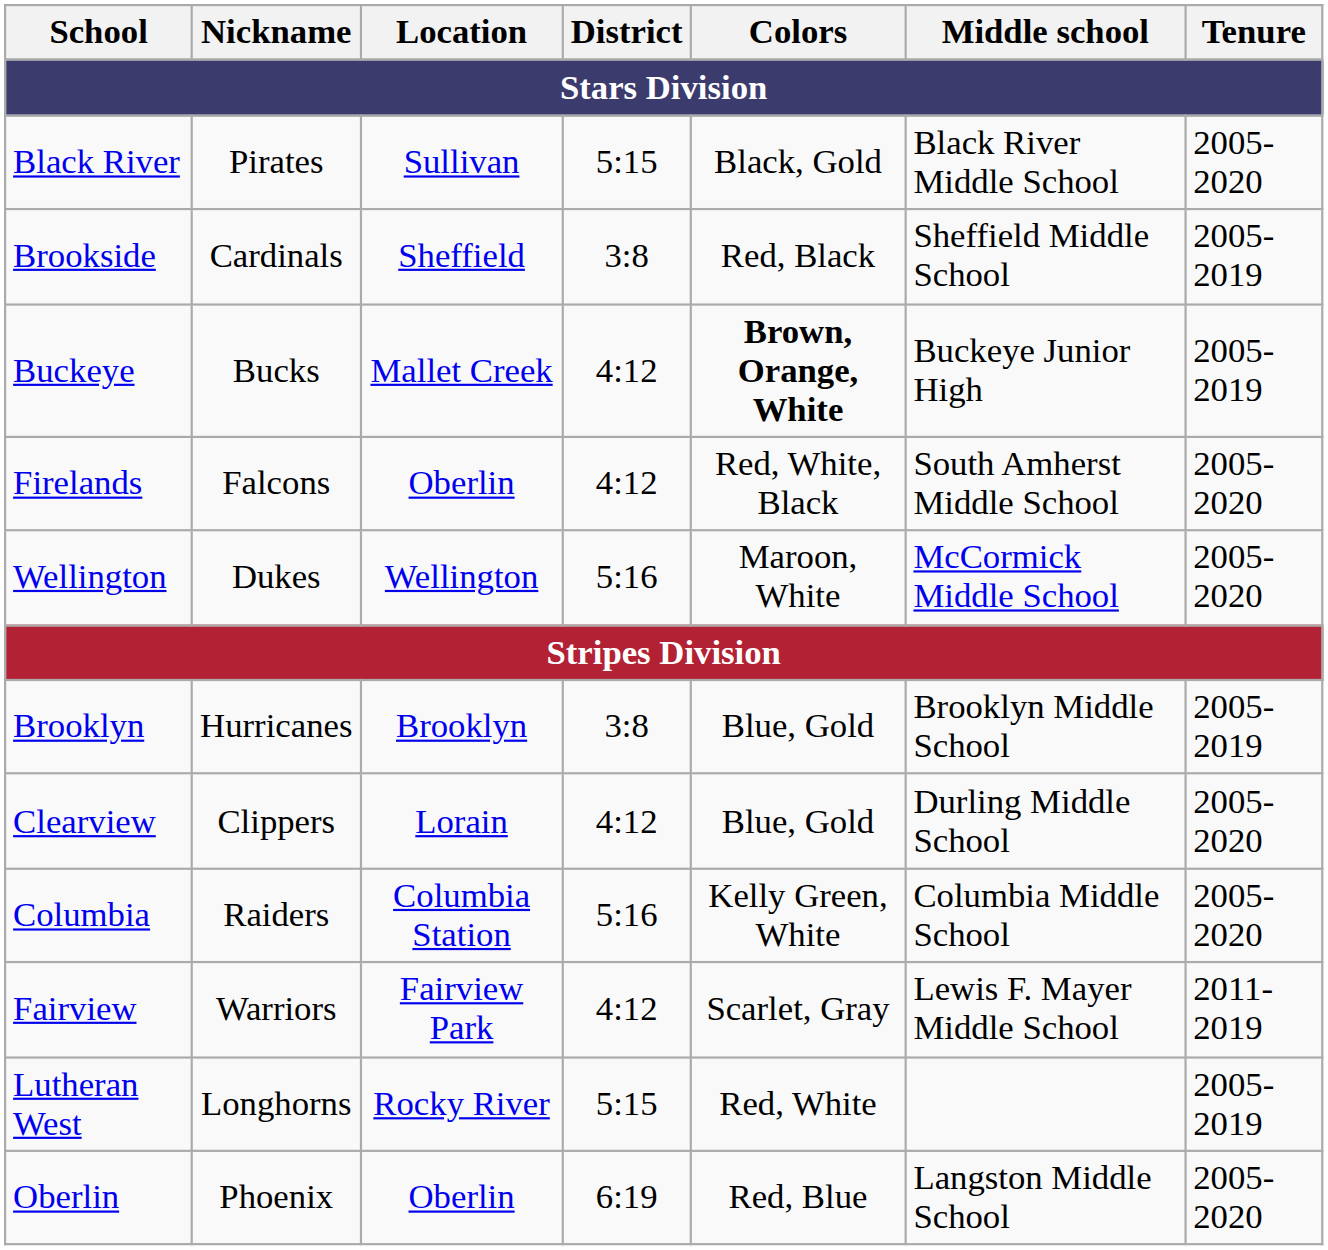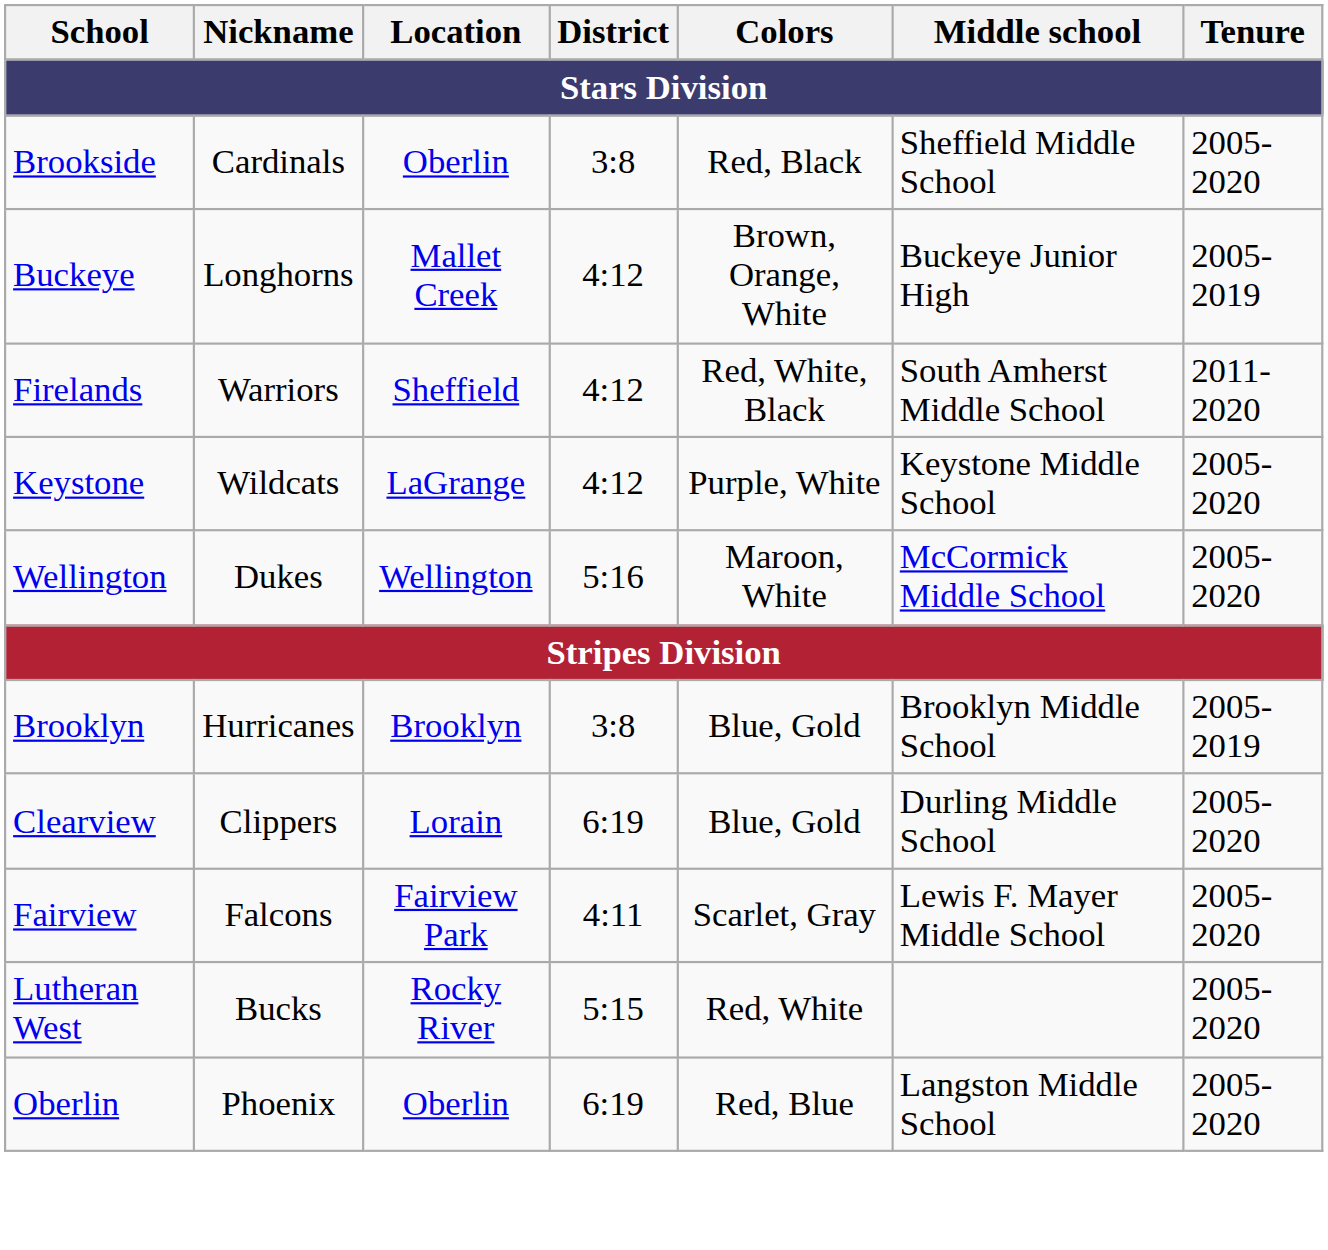- row: (96, 161)
(462, 255) Sheffield -> (456, 161) Oberlin
(1234, 255) 2005-2019 -> (1232, 161) 2005-2020
(276, 369) Bucks -> (278, 275) Longhorns
(798, 369) bold -> (784, 275) normal
(276, 483) Falcons -> (278, 388) Warriors
(462, 483) Oberlin -> (456, 388) Sheffield
(1234, 483) 2005-2020 -> (1231, 388) 2011-2020
+ row: (79, 483)
(627, 820) 4:12 -> (613, 820) 6:19
- row: (82, 914)
(276, 1008) Warriors -> (278, 914) Falcons
(627, 1008) 4:12 -> (613, 914) 4:11
(1233, 1008) 2011-2019 -> (1232, 914) 2005-2020
(276, 1102) Longhorns -> (278, 1008) Bucks
(1234, 1102) 2005-2019 -> (1232, 1008) 2005-2020
